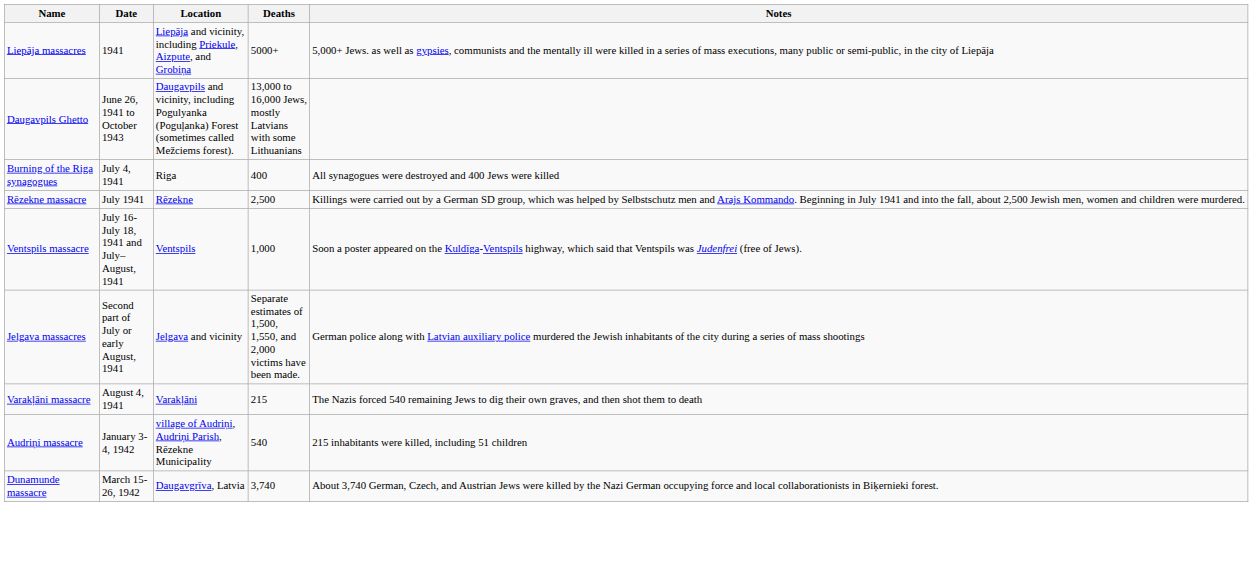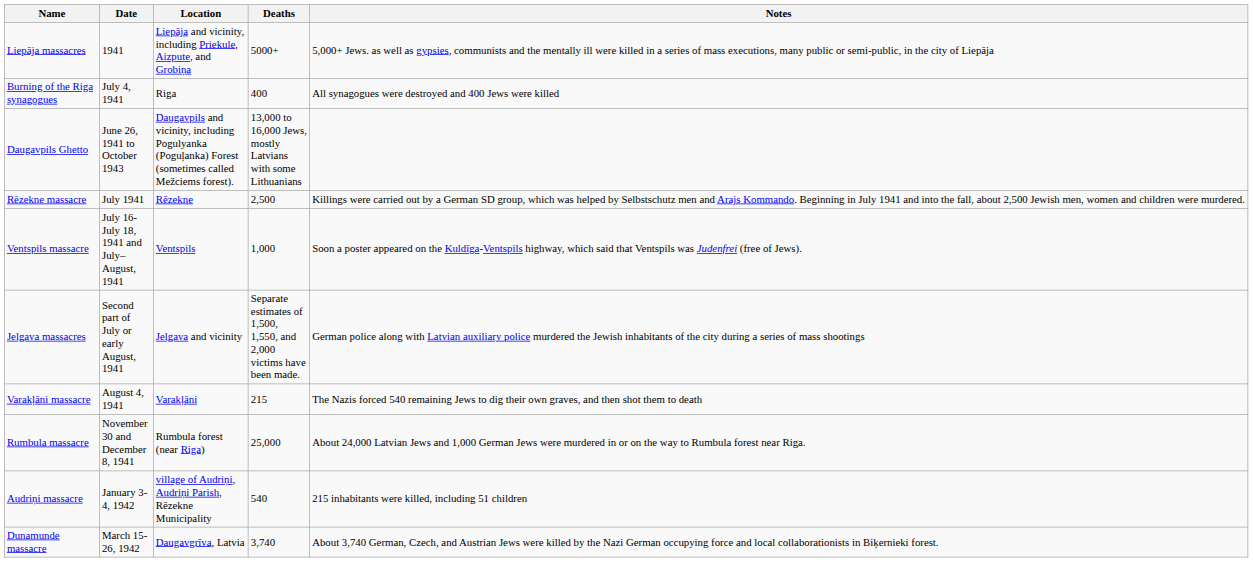rows swapped: (48, 119) <-> (50, 175)
+ row: (48, 443)
